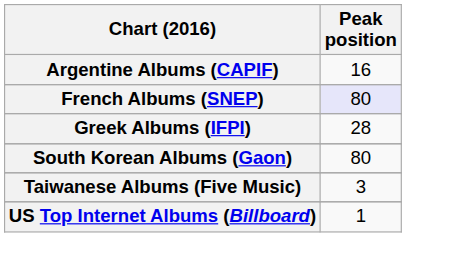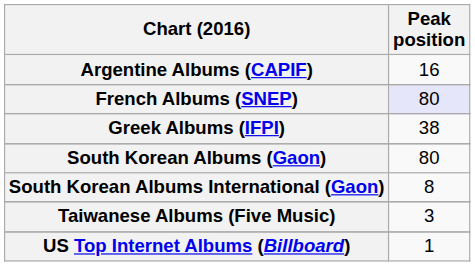(361, 128) 28 -> (429, 128) 38
+ row: (197, 187)
